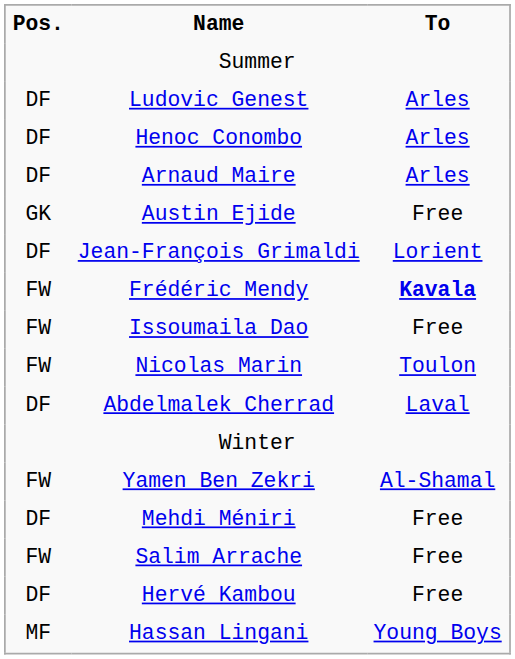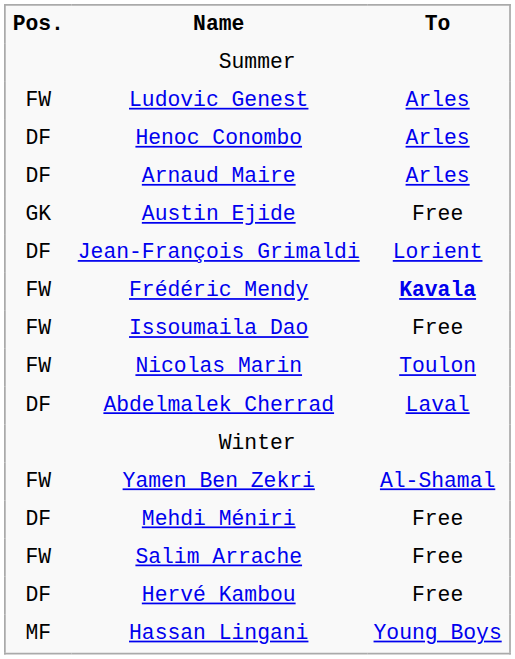(38, 101) DF -> (38, 101) FW
